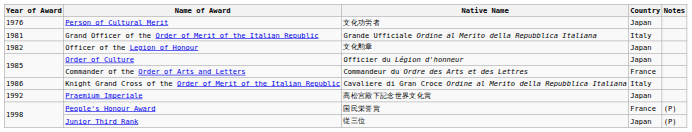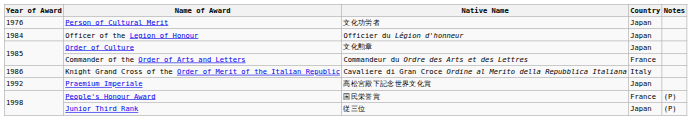- row: (192, 35)
(15, 47) 1982 -> (15, 35) 1984
(358, 47) 文化勲章 -> (404, 35) Officier du Légion d'honneur
(404, 59) Officier du Légion d'honneur -> (358, 47) 文化勲章
